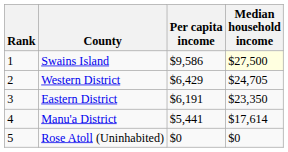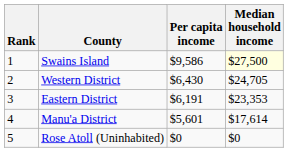(186, 80) $6,429 -> (186, 80) $6,430
(248, 99) $23,350 -> (248, 99) $23,353
(186, 118) $5,441 -> (186, 118) $5,601
